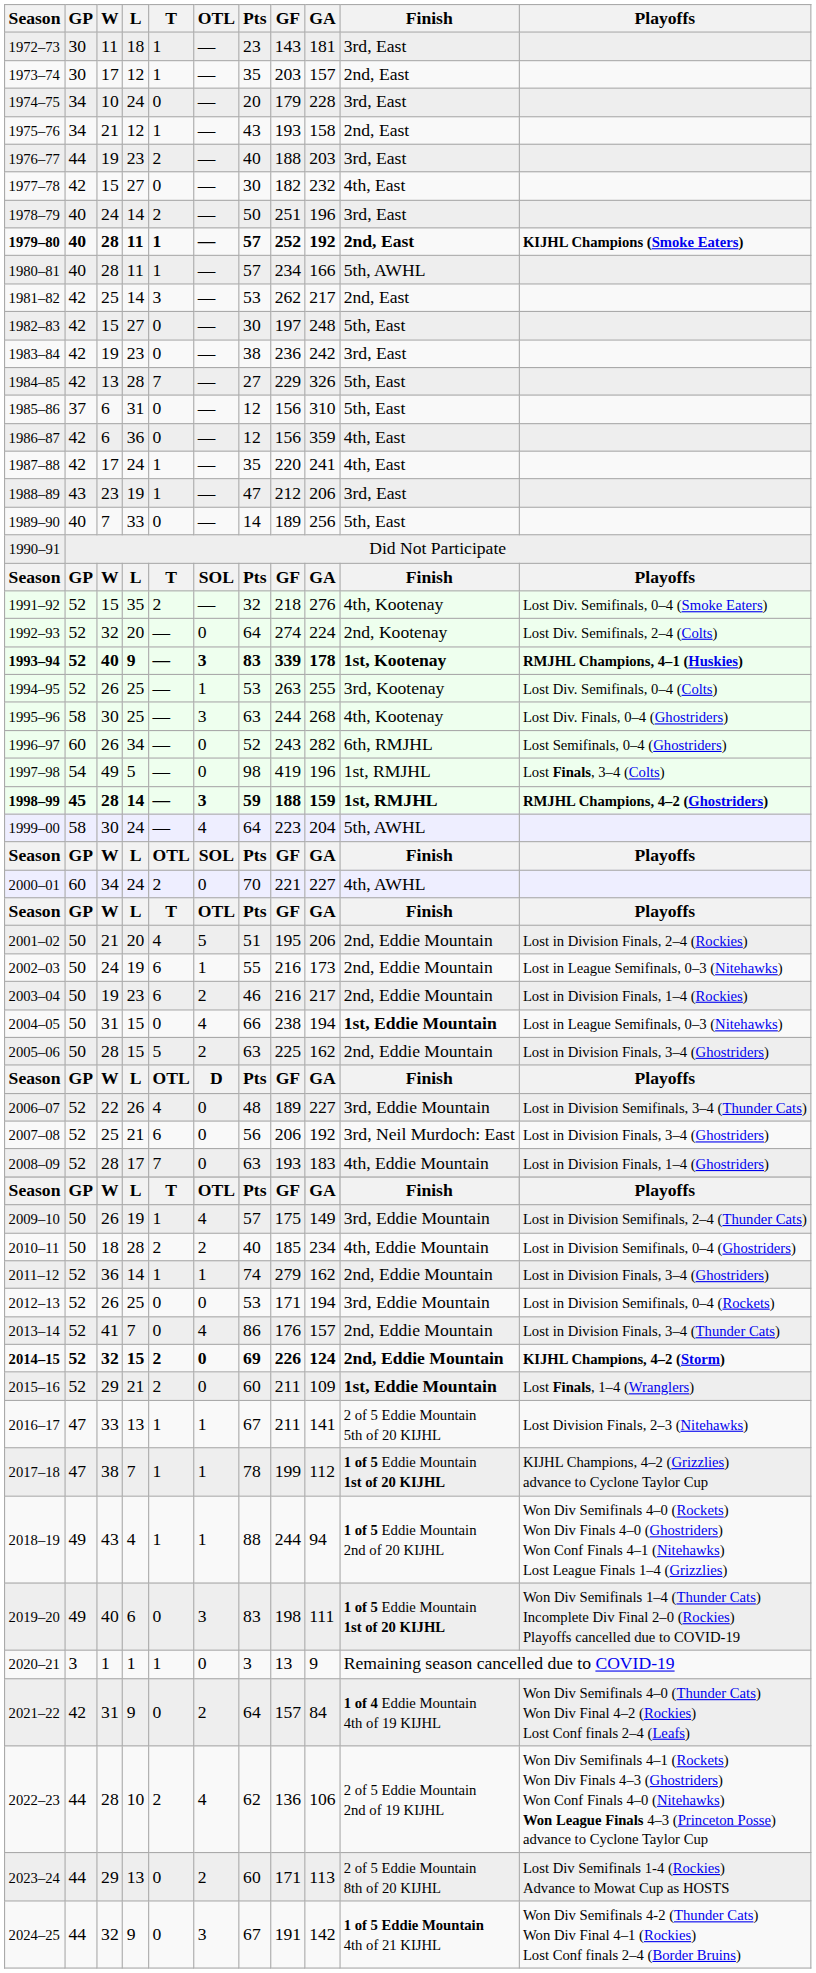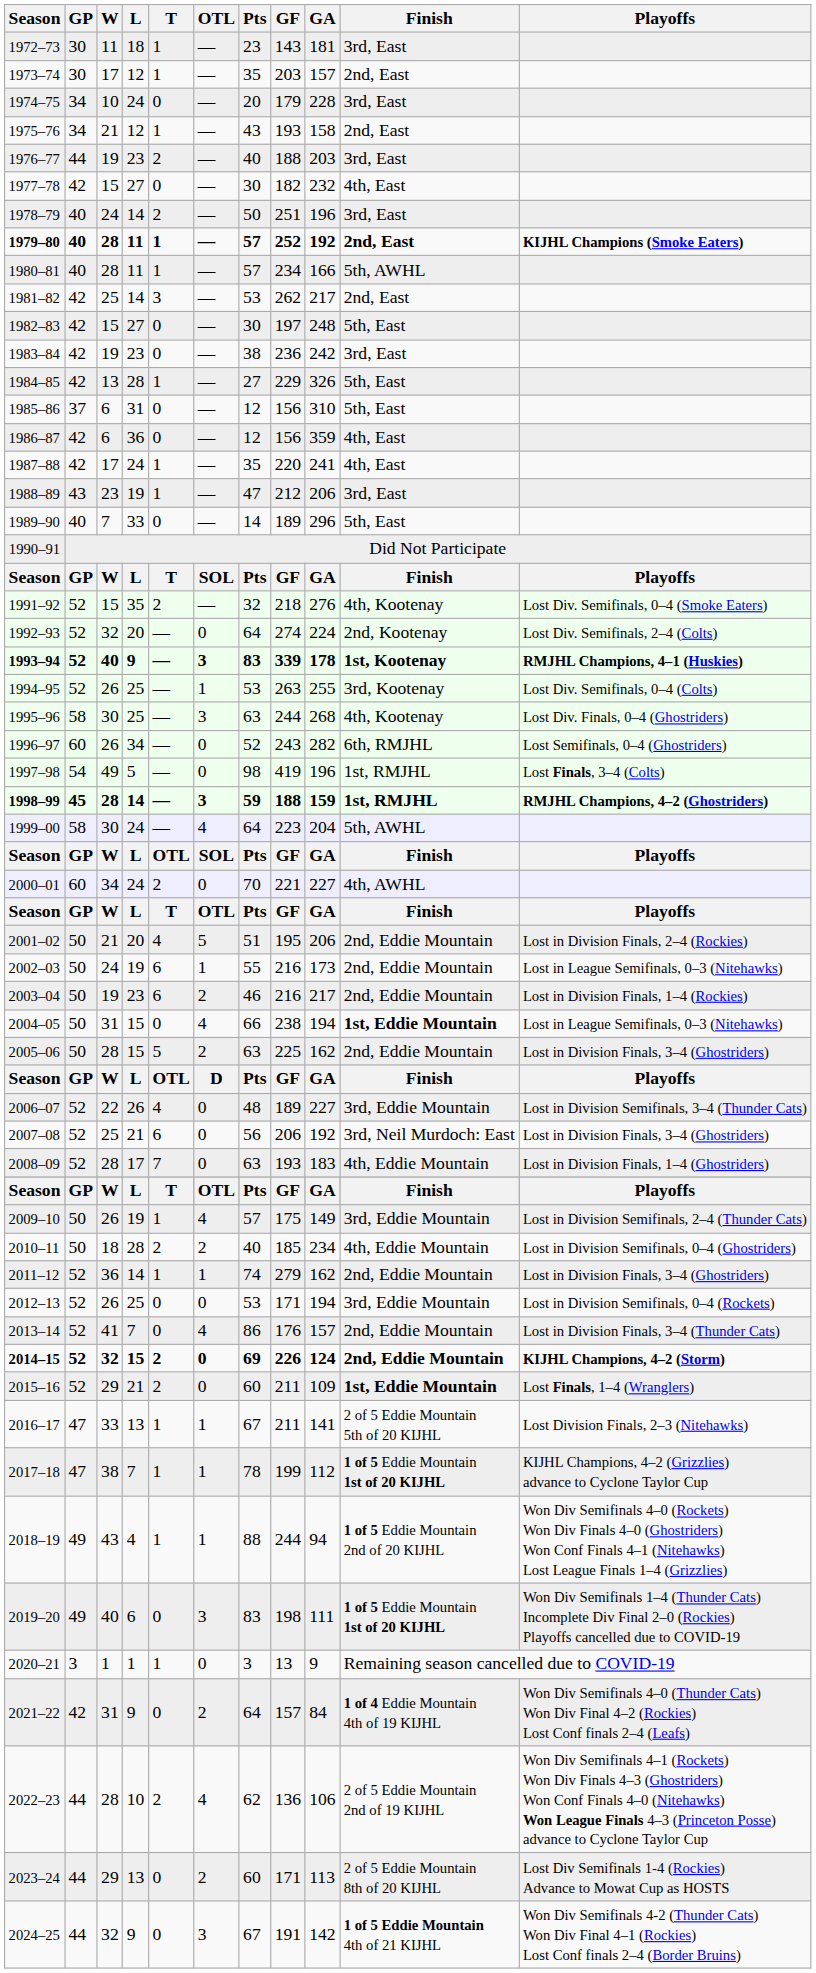(157, 381) 7 -> (157, 381) 1
(322, 520) 256 -> (322, 520) 296
